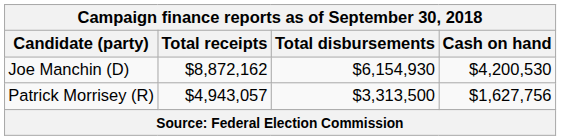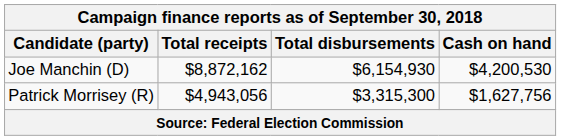(226, 95) $4,943,057 -> (226, 95) $4,943,056
(394, 95) $3,313,500 -> (394, 95) $3,315,300
